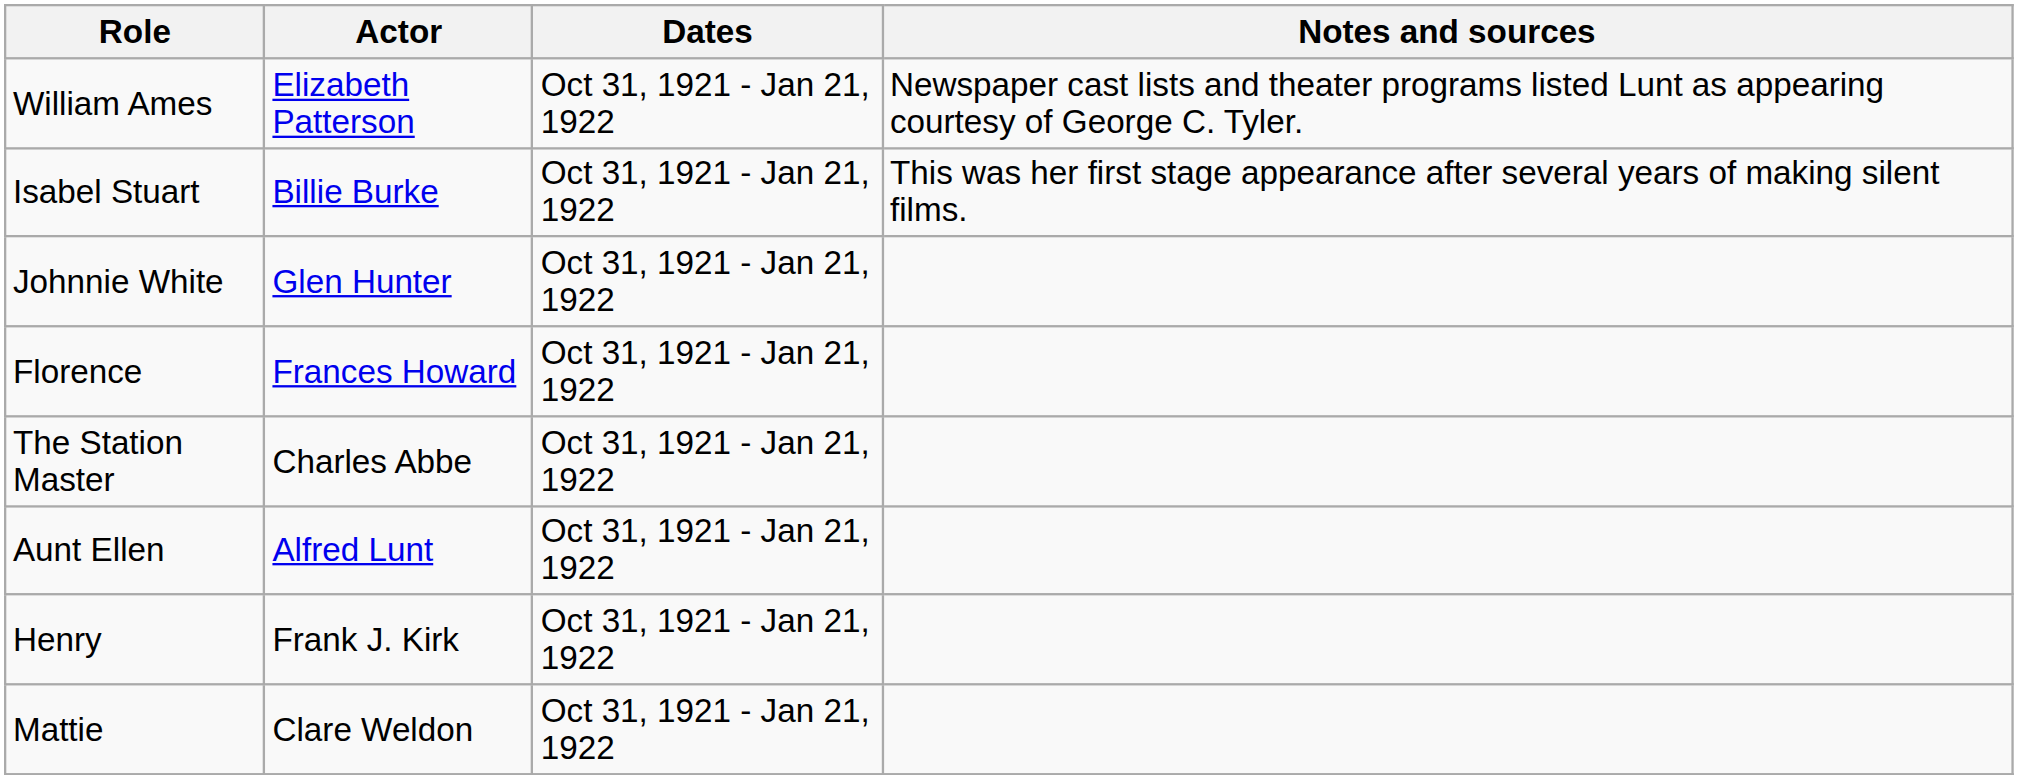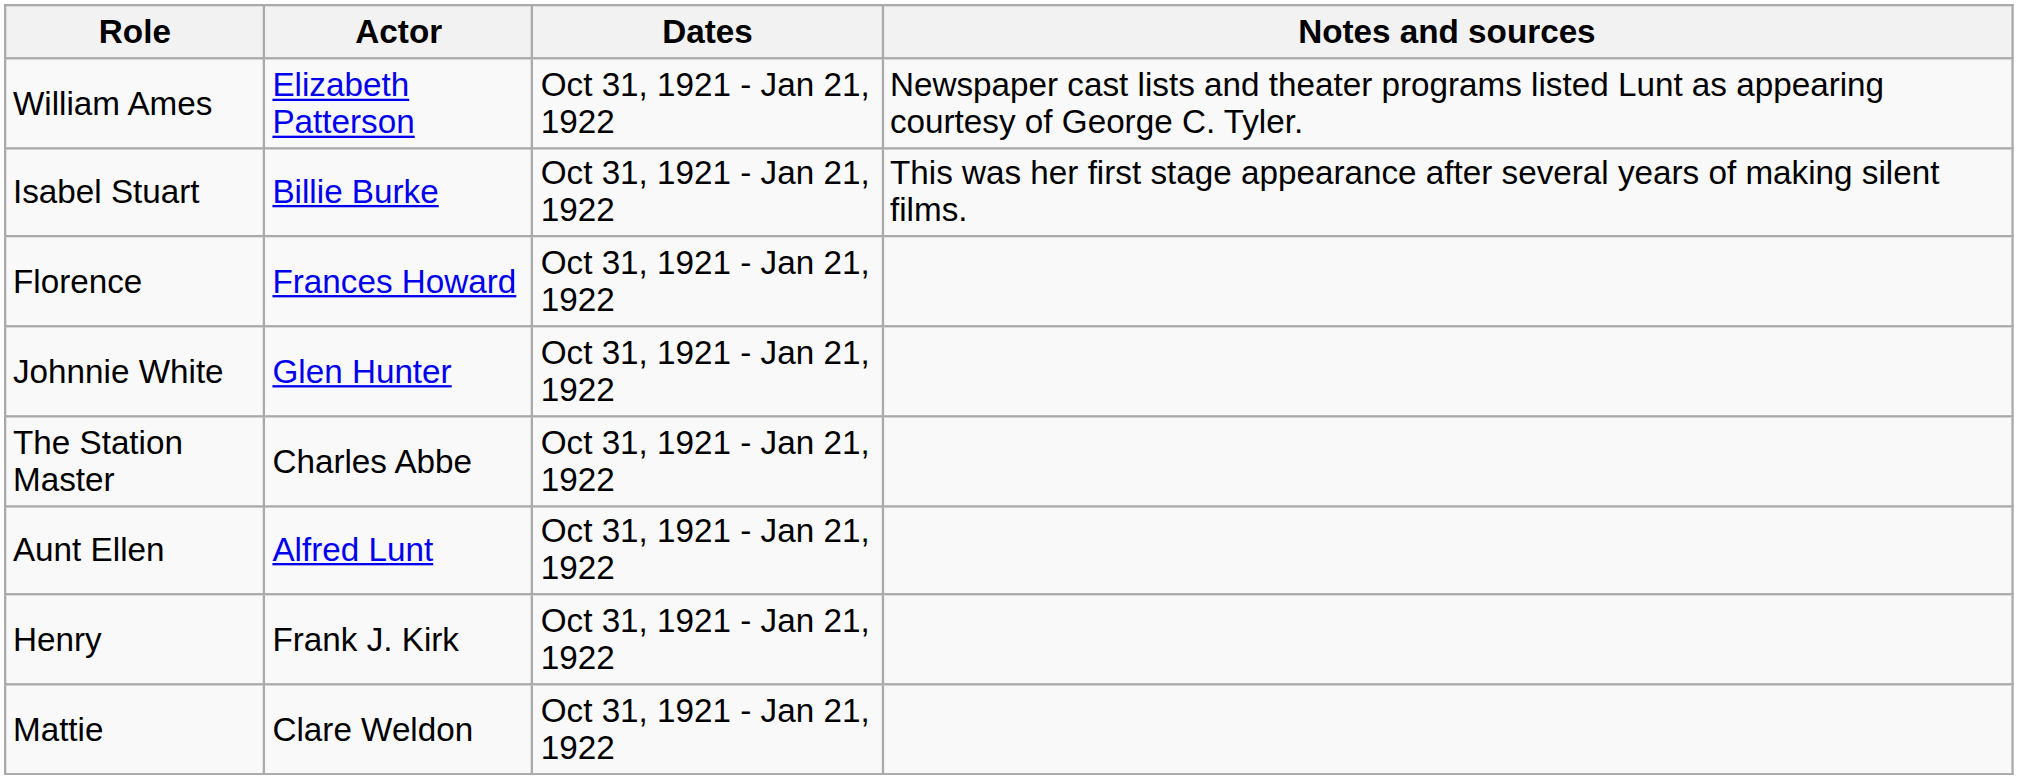rows swapped: (78, 371) <-> (118, 282)
